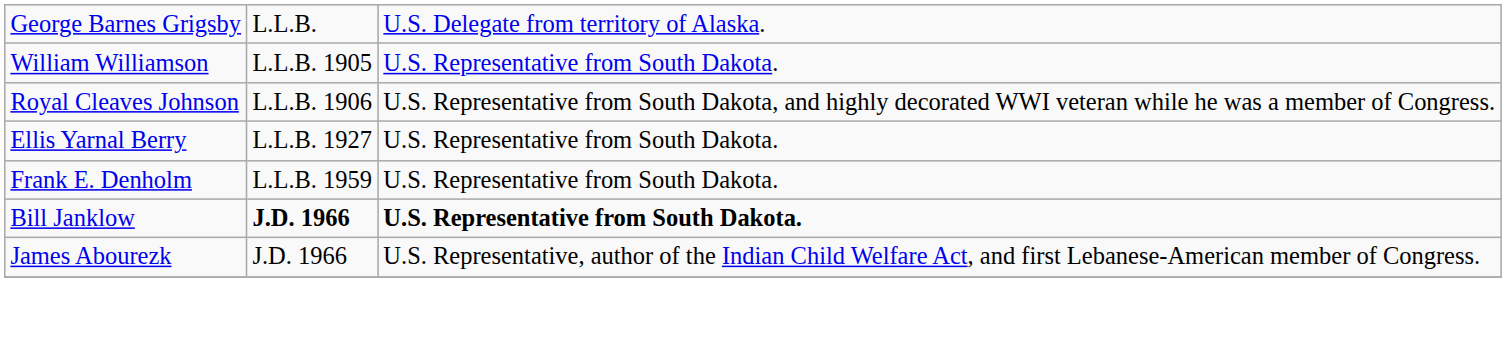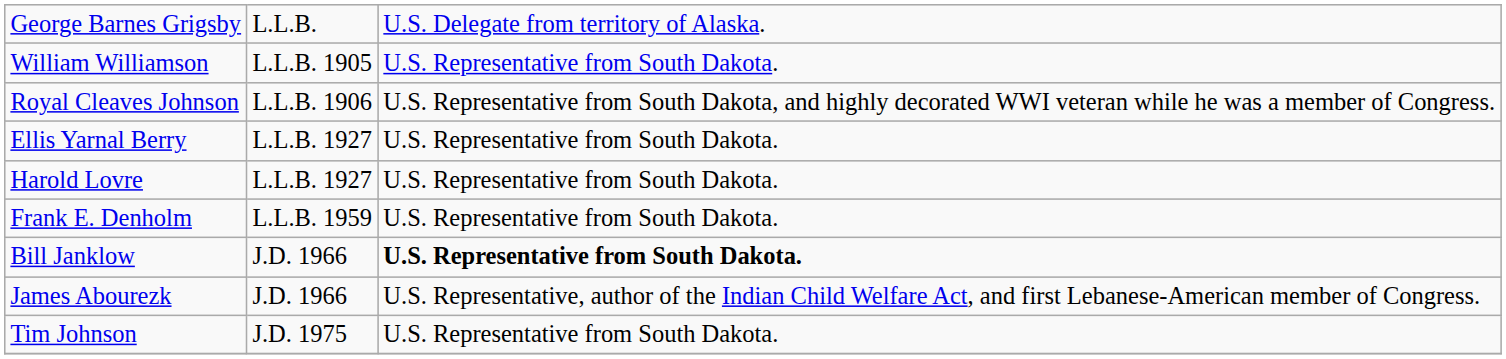+ row: (77, 179)
(301, 218) bold -> (300, 256) normal
+ row: (74, 334)
